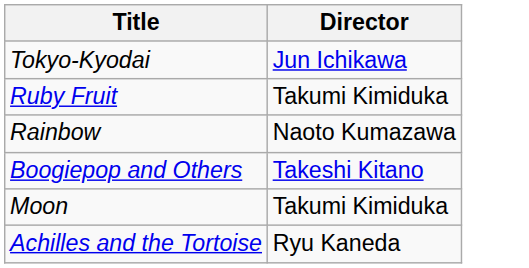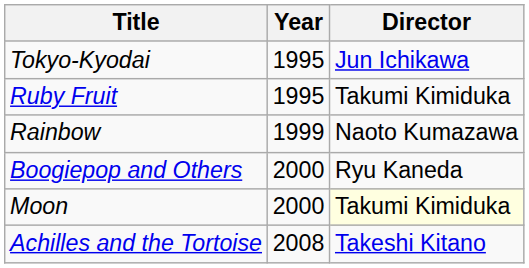+ column: (298, 22)
(348, 170) Takeshi Kitano -> (399, 170) Ryu Kaneda
(360, 206) no background -> (423, 206) lightyellow background
(337, 243) Ryu Kaneda -> (410, 243) Takeshi Kitano
